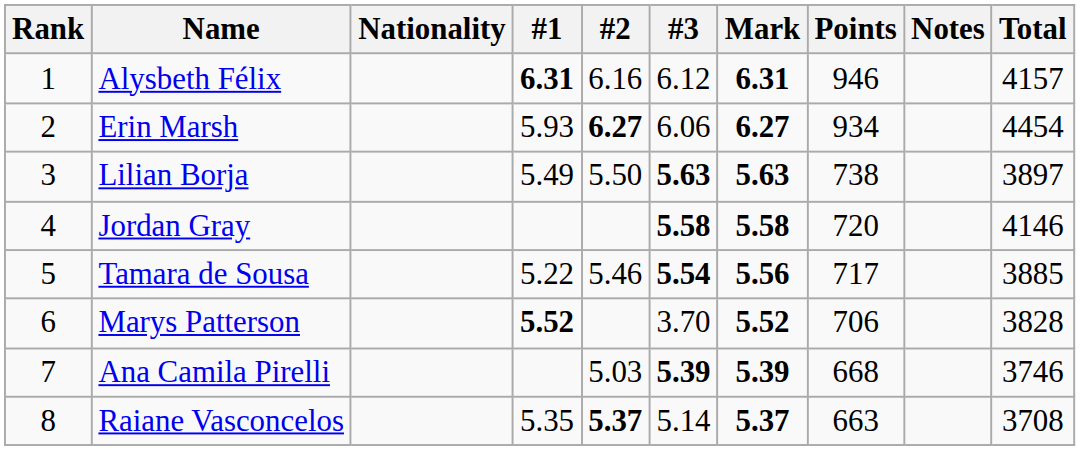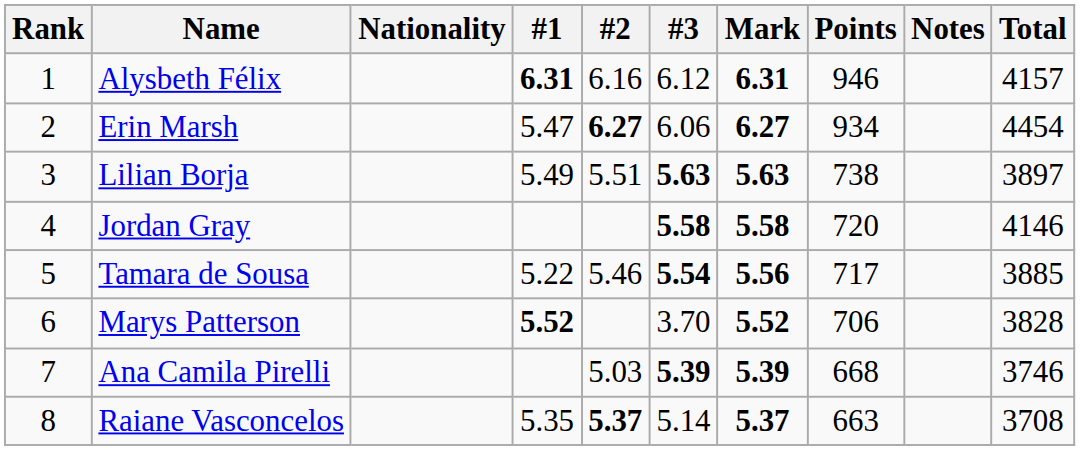(547, 126) 5.93 -> (547, 126) 5.47
(615, 175) 5.50 -> (615, 175) 5.51
